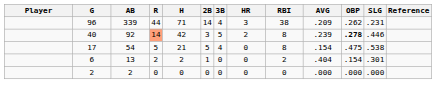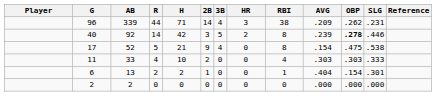(156, 36) lightsalmon background -> (156, 36) no background
(130, 48) 54 -> (130, 48) 52
(207, 48) 5 -> (207, 48) 9
+ row: (92, 60)
(284, 60) 2 -> (284, 73) 1
